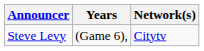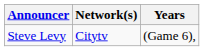columns swapped: (102, 14) <-> (165, 14)
